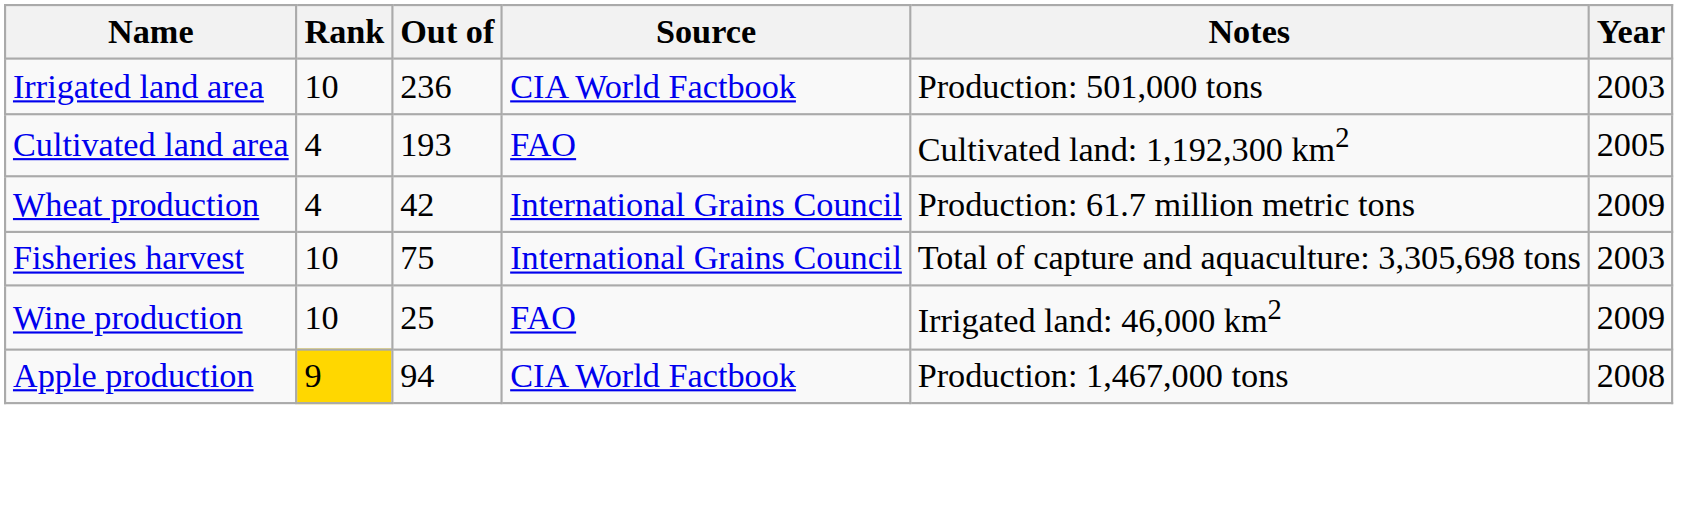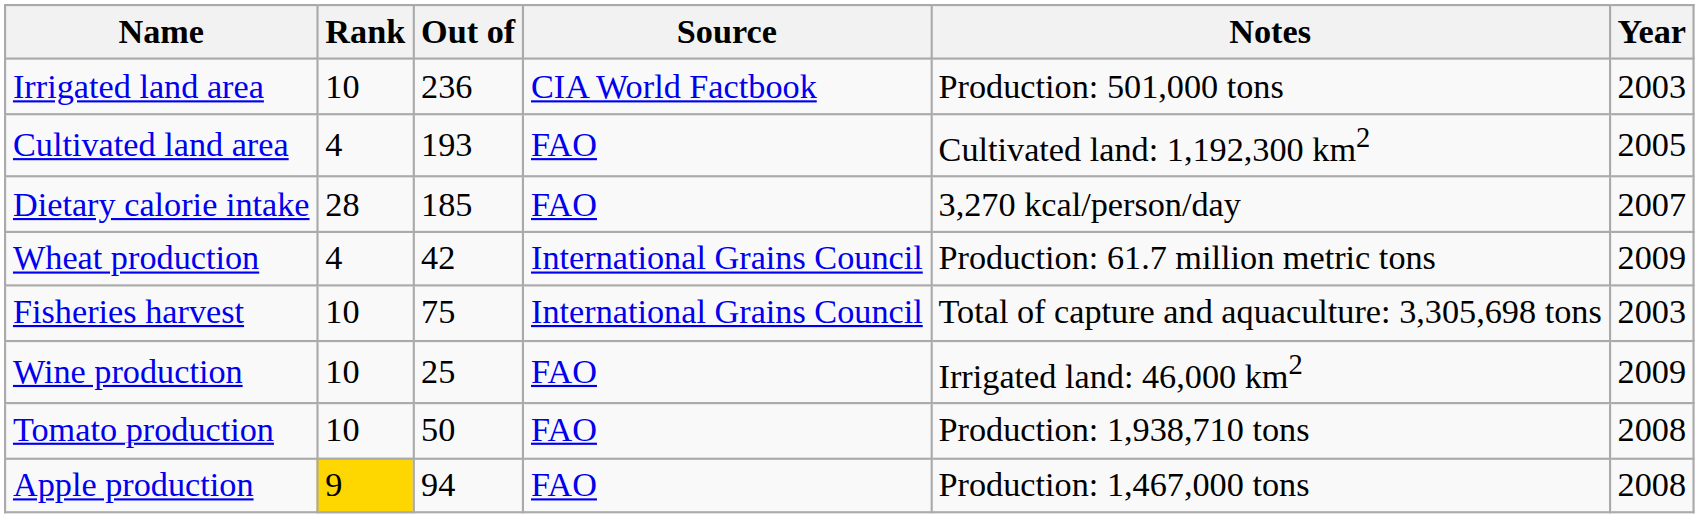+ row: (161, 203)
+ row: (143, 430)
(653, 375) CIA World Factbook -> (564, 484) FAO
